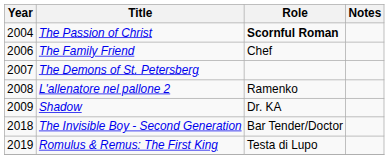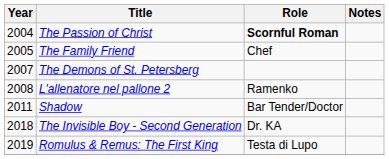(20, 51) 2006 -> (20, 51) 2005
(20, 107) 2009 -> (20, 107) 2011
(264, 107) Dr. KA -> (295, 107) Bar Tender/Doctor
(295, 126) Bar Tender/Doctor -> (264, 126) Dr. KA
